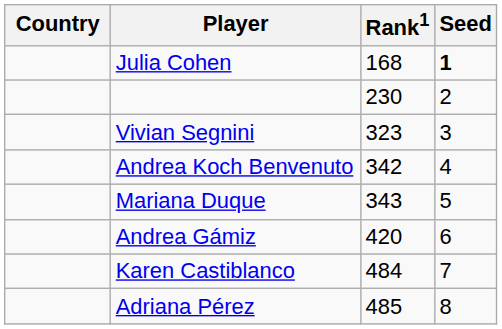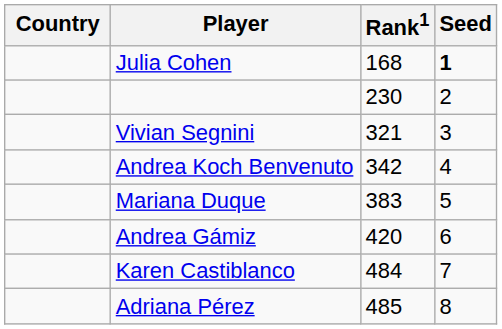(384, 132) 323 -> (384, 132) 321
(384, 201) 343 -> (384, 201) 383
